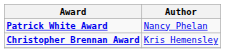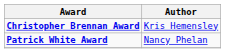rows swapped: (73, 40) <-> (57, 26)
